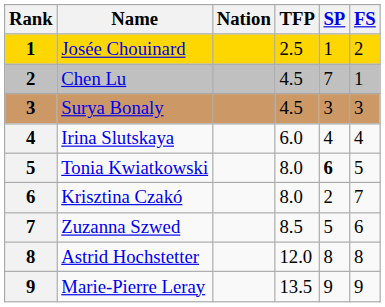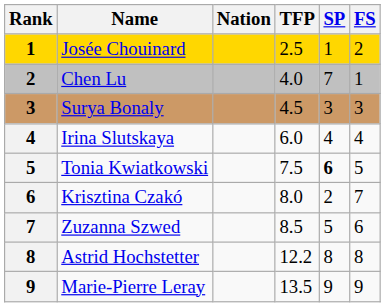(291, 78) 4.5 -> (291, 78) 4.0
(291, 167) 8.0 -> (291, 167) 7.5
(296, 256) 12.0 -> (296, 256) 12.2
